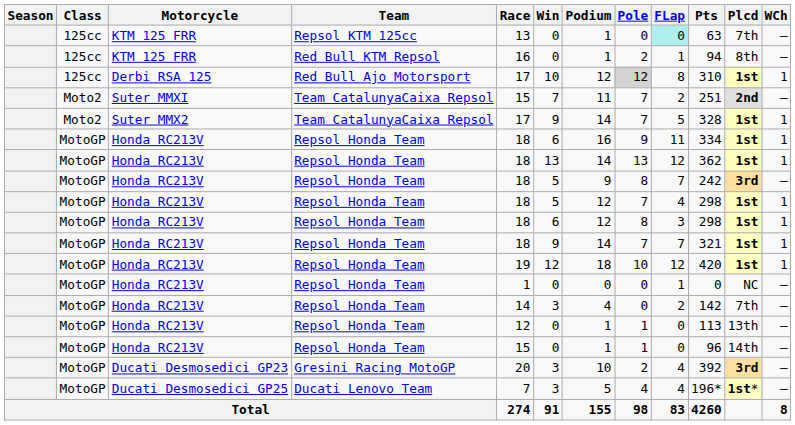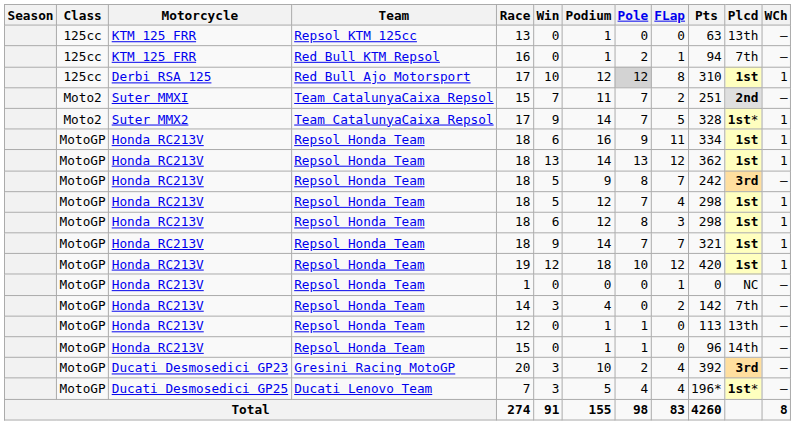(681, 36) paleturquoise background -> (681, 36) no background
(747, 36) 7th -> (743, 36) 13th
(747, 56) 8th -> (747, 56) 7th
(747, 119) 1st -> (743, 119) 1st*
